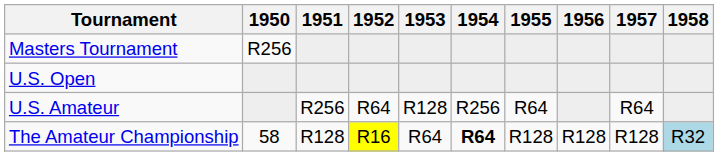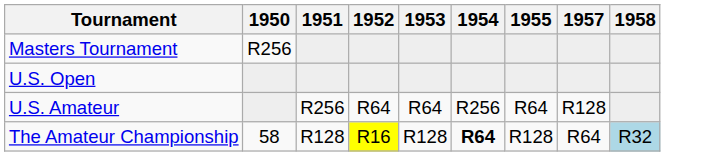- column: (584, 19)
(425, 108) R128 -> (425, 108) R64
(637, 108) R64 -> (584, 108) R128
(425, 137) R64 -> (425, 137) R128
(637, 137) R128 -> (584, 137) R64
